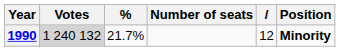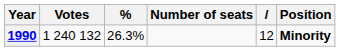(72, 35) lightgrey background -> (72, 35) no background
(126, 35) 21.7% -> (126, 35) 26.3%
